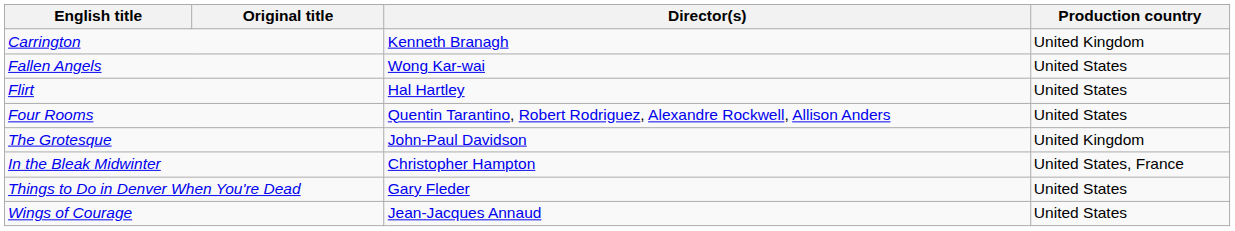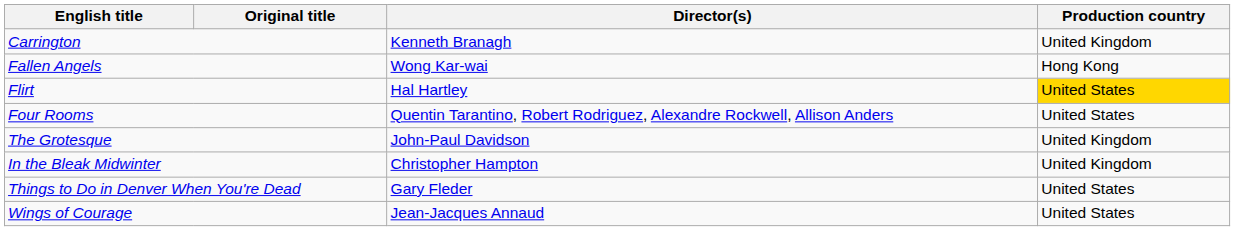(1080, 66) United States -> (1080, 66) Hong Kong
(1080, 90) no background -> (1088, 90) gold background
(1109, 164) United States, France -> (1097, 164) United Kingdom
